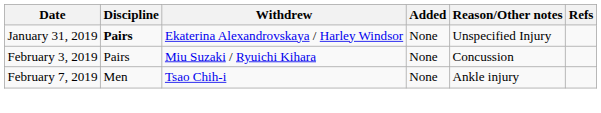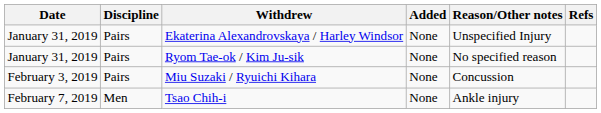(118, 35) bold -> (117, 35) normal
+ row: (234, 56)
